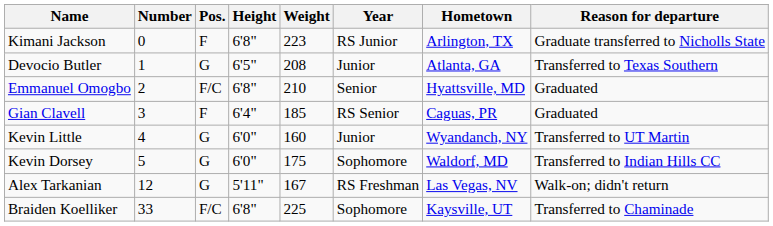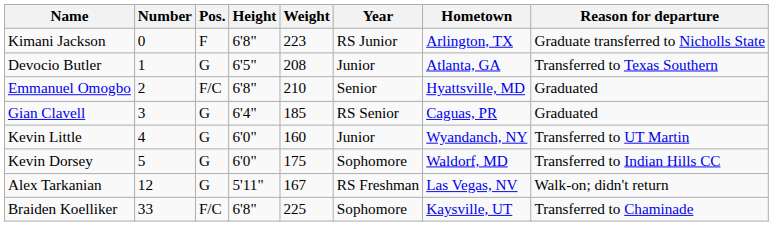(203, 112) F -> (204, 112) G
